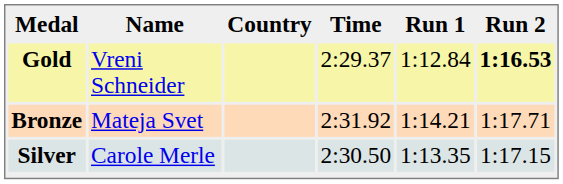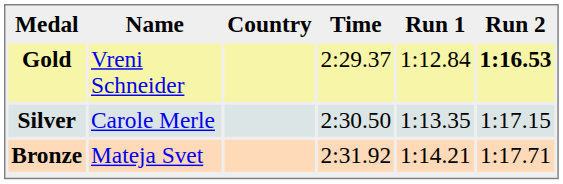rows swapped: (47, 155) <-> (47, 120)
